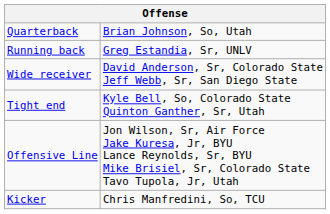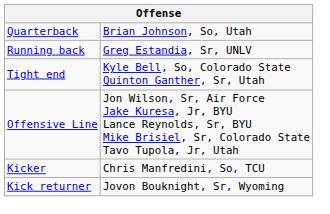- row: (49, 74)
+ row: (49, 186)
